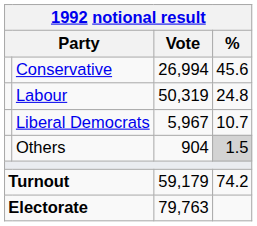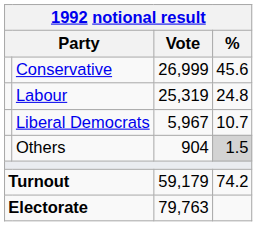(184, 69) 26,994 -> (184, 69) 26,999
(184, 95) 50,319 -> (184, 95) 25,319
